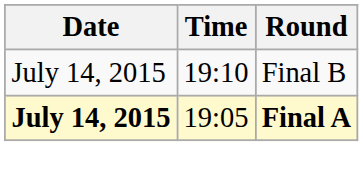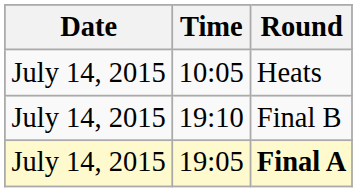+ row: (289, 72)
(91, 117) bold -> (89, 162) normal
